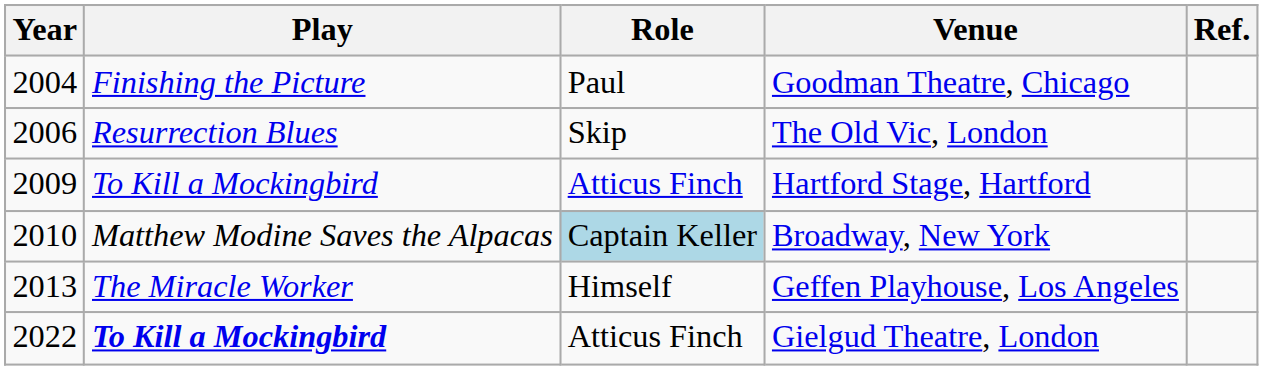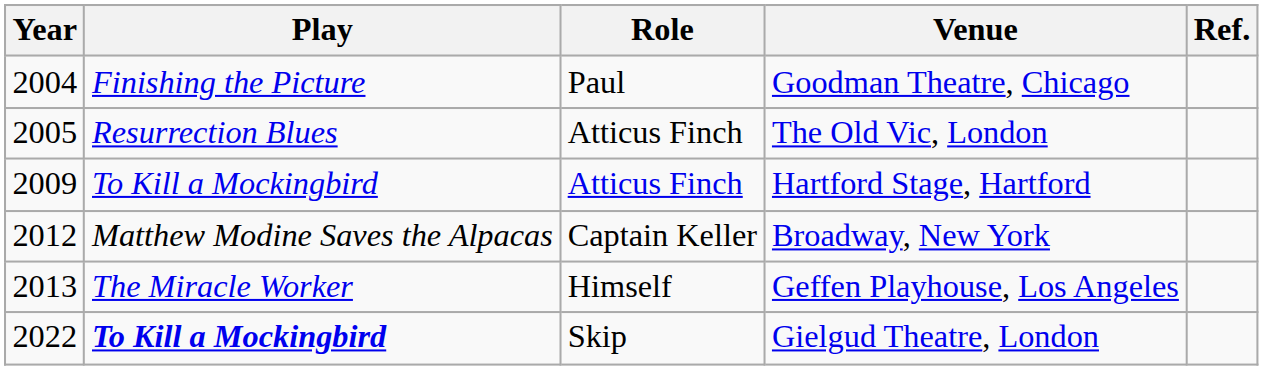(45, 132) 2006 -> (45, 132) 2005
(597, 132) Skip -> (655, 132) Atticus Finch
(45, 235) 2010 -> (45, 235) 2012
(662, 235) lightblue background -> (662, 235) no background
(655, 337) Atticus Finch -> (597, 337) Skip
